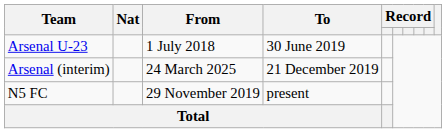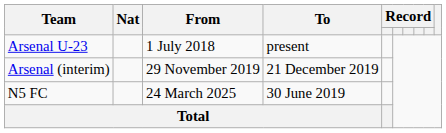(306, 46) 30 June 2019 -> (288, 46) present
(191, 69) 24 March 2025 -> (203, 69) 29 November 2019
(203, 92) 29 November 2019 -> (191, 92) 24 March 2025
(288, 92) present -> (306, 92) 30 June 2019
